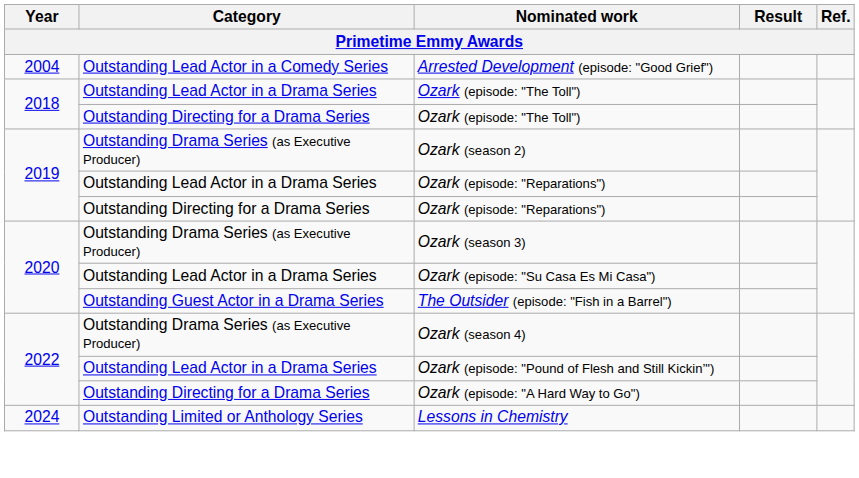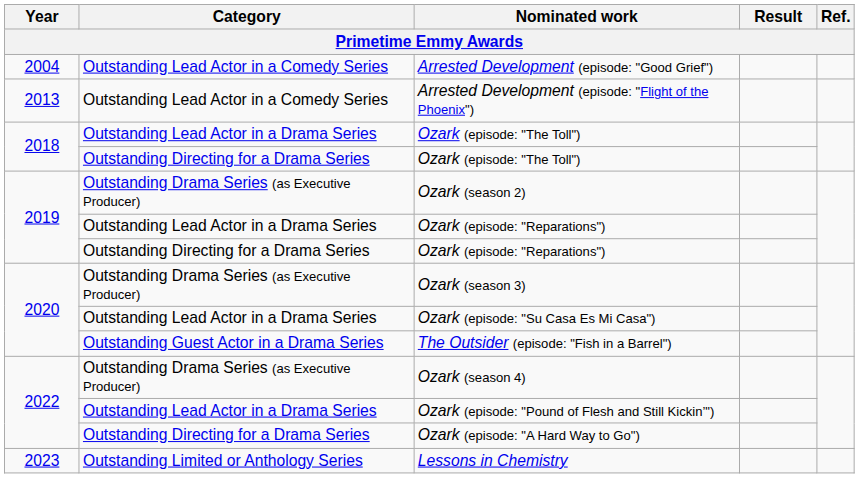+ row: (235, 100)
(42, 417) 2024 -> (42, 460) 2023
